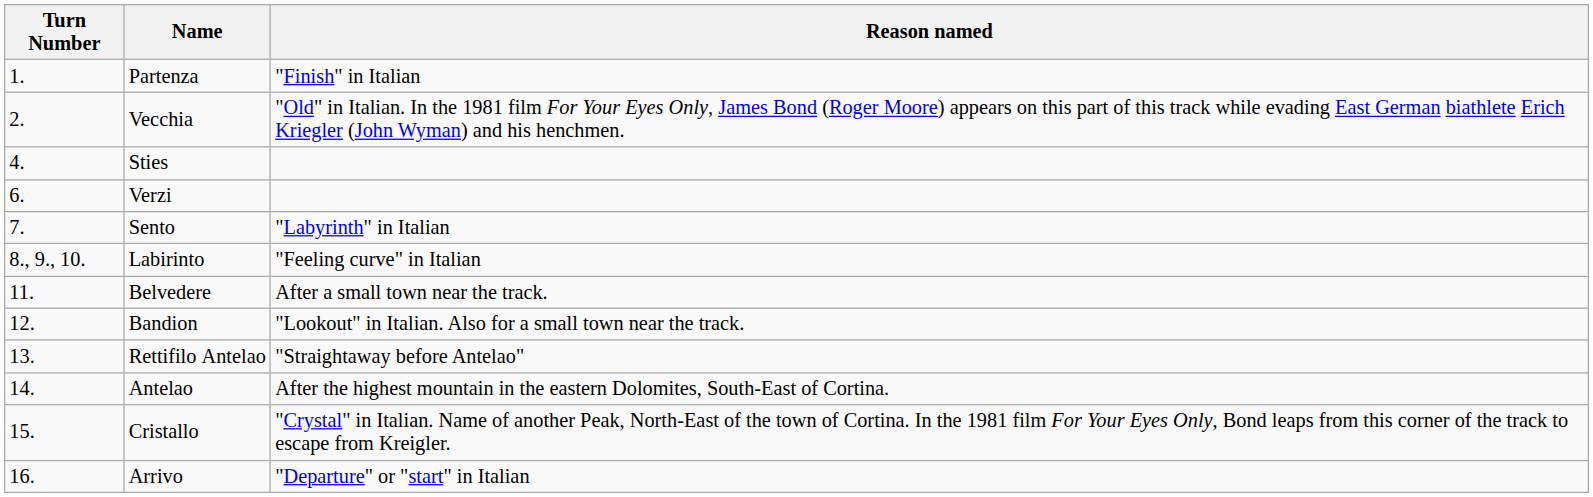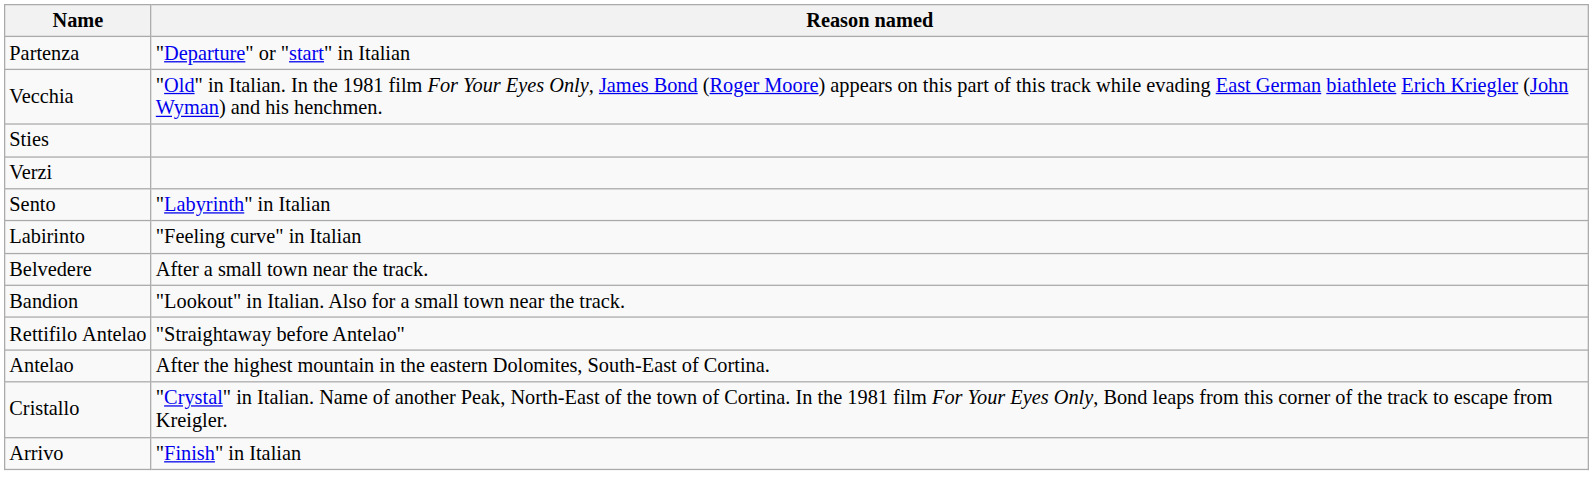- column: (64, 32)
(348, 75) "Finish" in Italian -> (283, 52) "Departure" or "start" in Italian
(402, 475) "Departure" or "start" in Italian -> (228, 453) "Finish" in Italian
